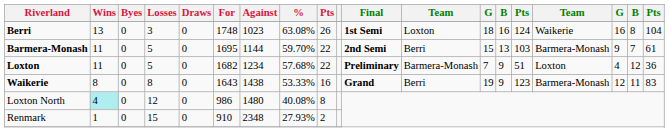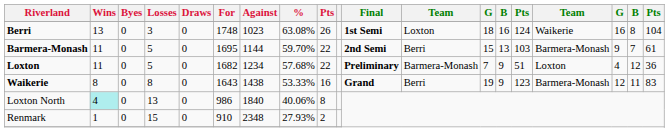(153, 100) 12 -> (153, 100) 13
(253, 100) 1480 -> (253, 100) 1840
(299, 100) 40.08% -> (299, 100) 40.06%
